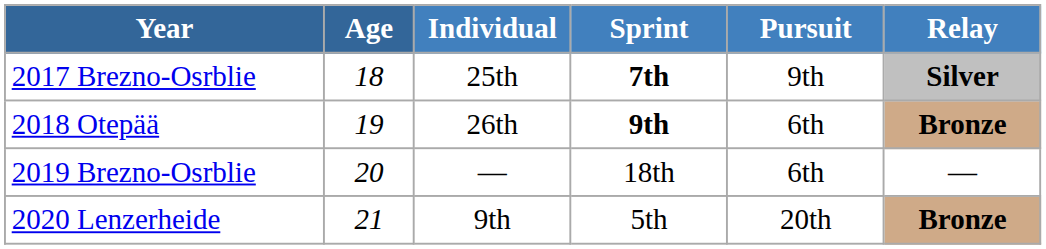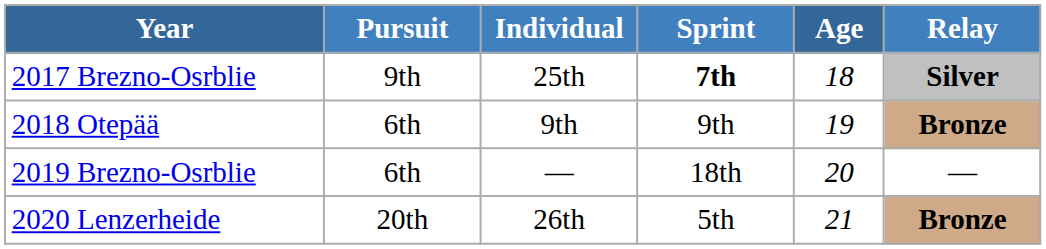columns swapped: (369, 28) <-> (806, 28)
(492, 124) 26th -> (559, 124) 9th
(649, 124) bold -> (716, 124) normal
(492, 220) 9th -> (559, 220) 26th
